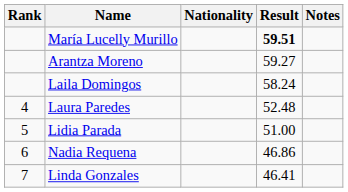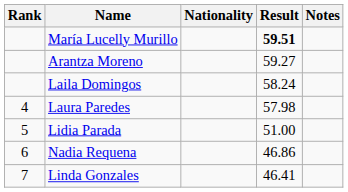(279, 107) 52.48 -> (279, 107) 57.98
